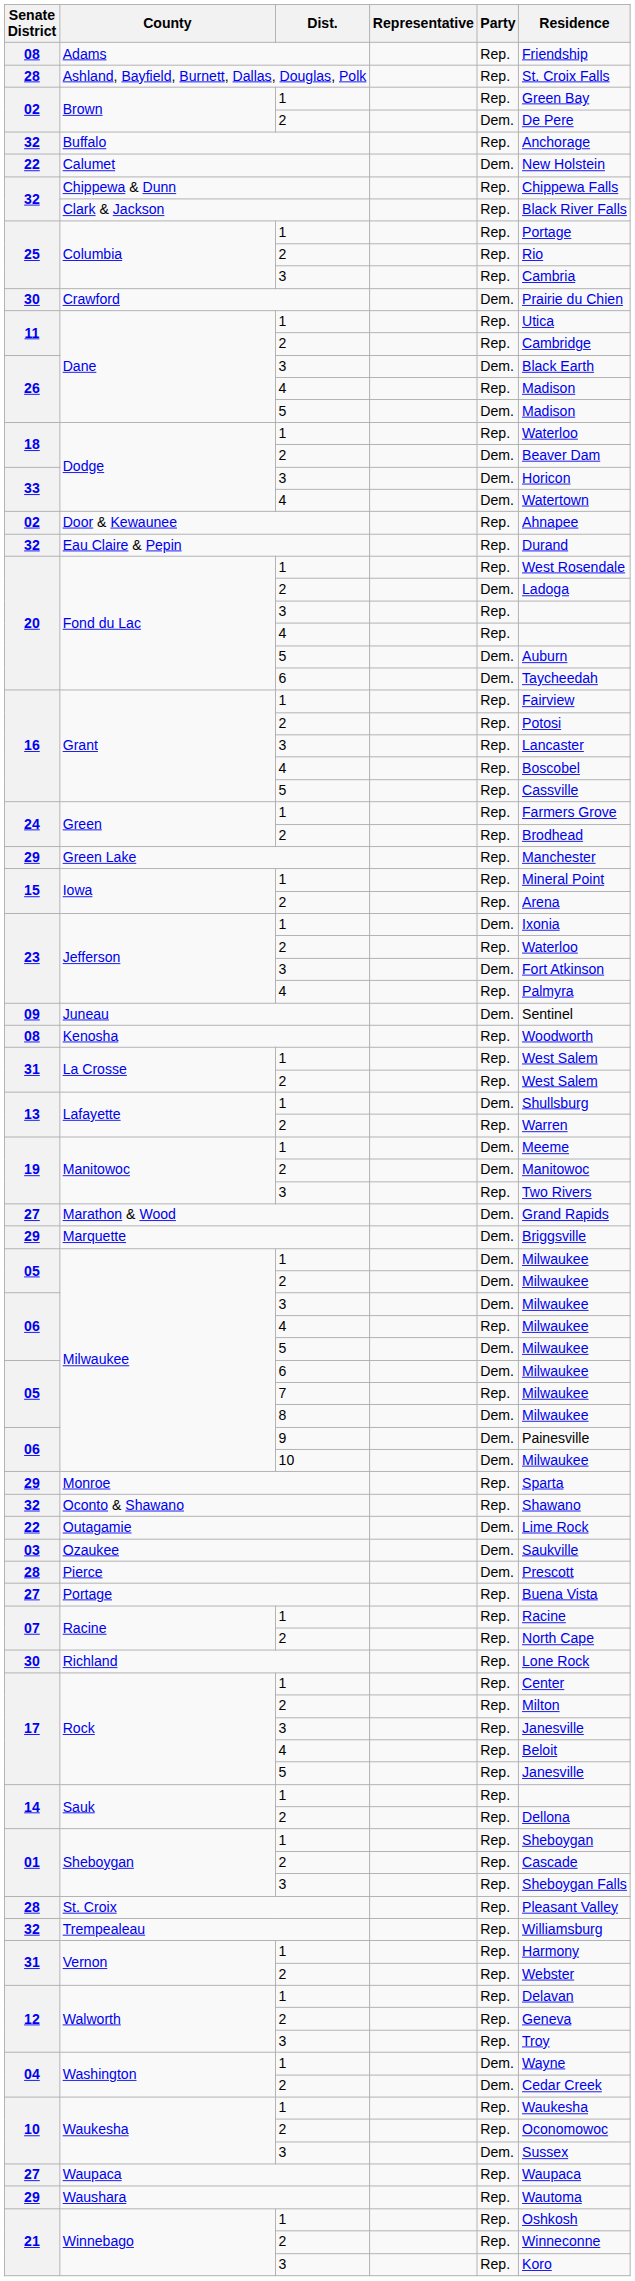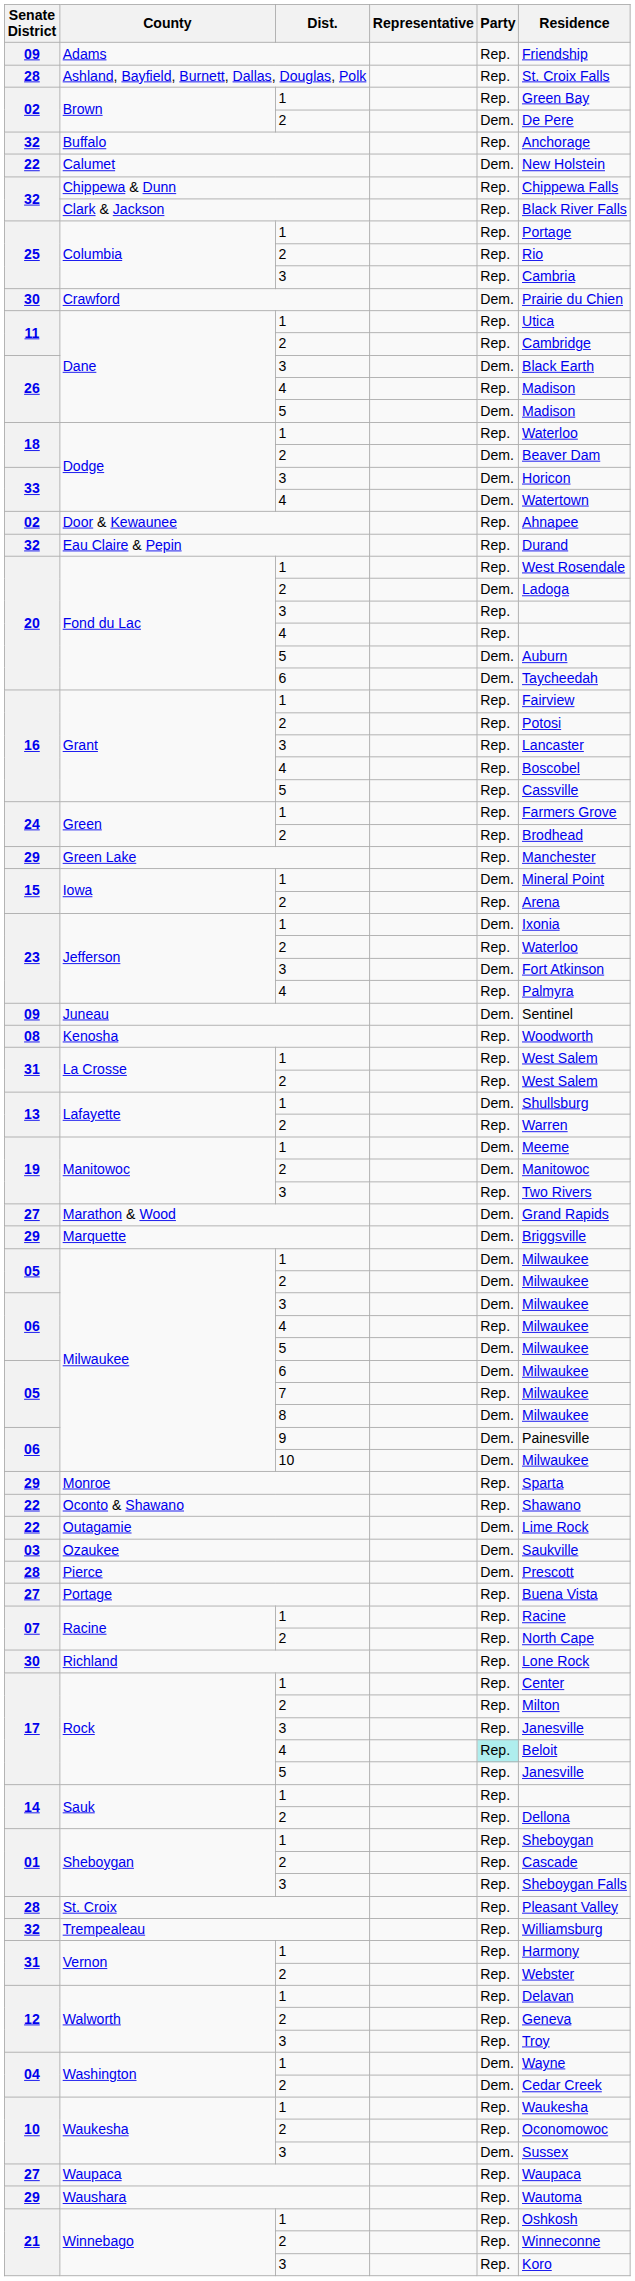(32, 53) 08 -> (32, 53) 09
(495, 880) Rep. -> (497, 880) Dem.
(32, 1505) 32 -> (32, 1505) 22
(495, 1750) no background -> (495, 1750) paleturquoise background
